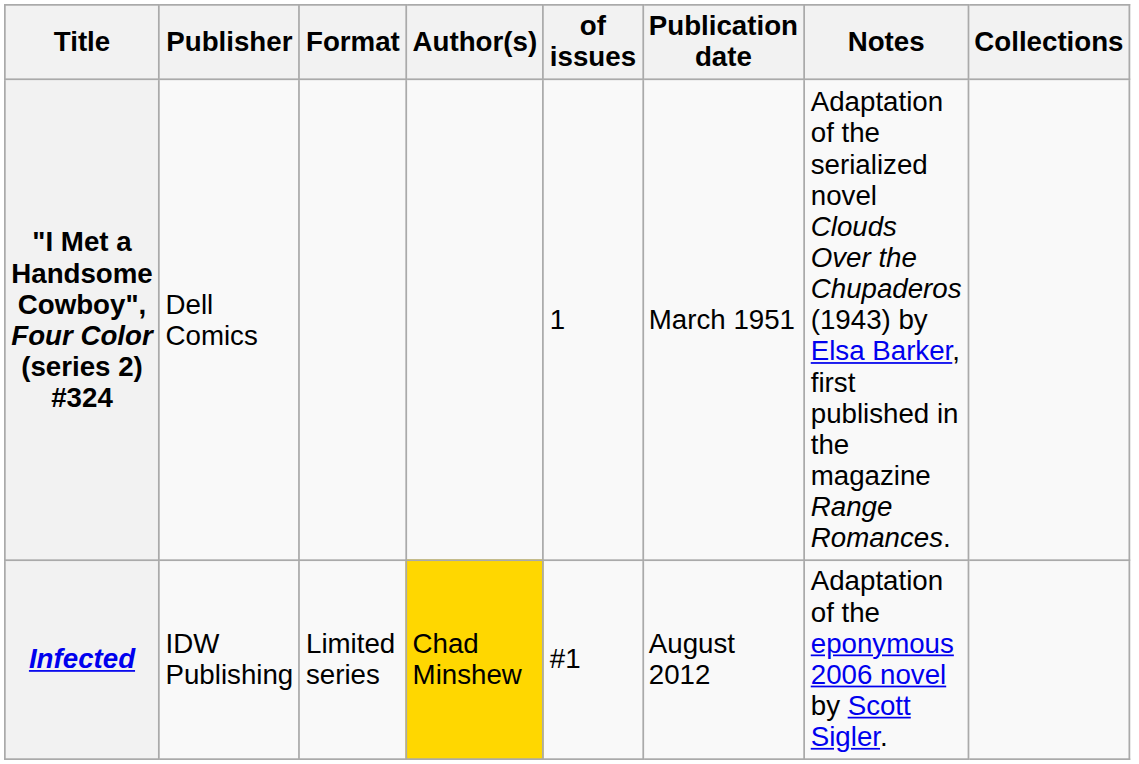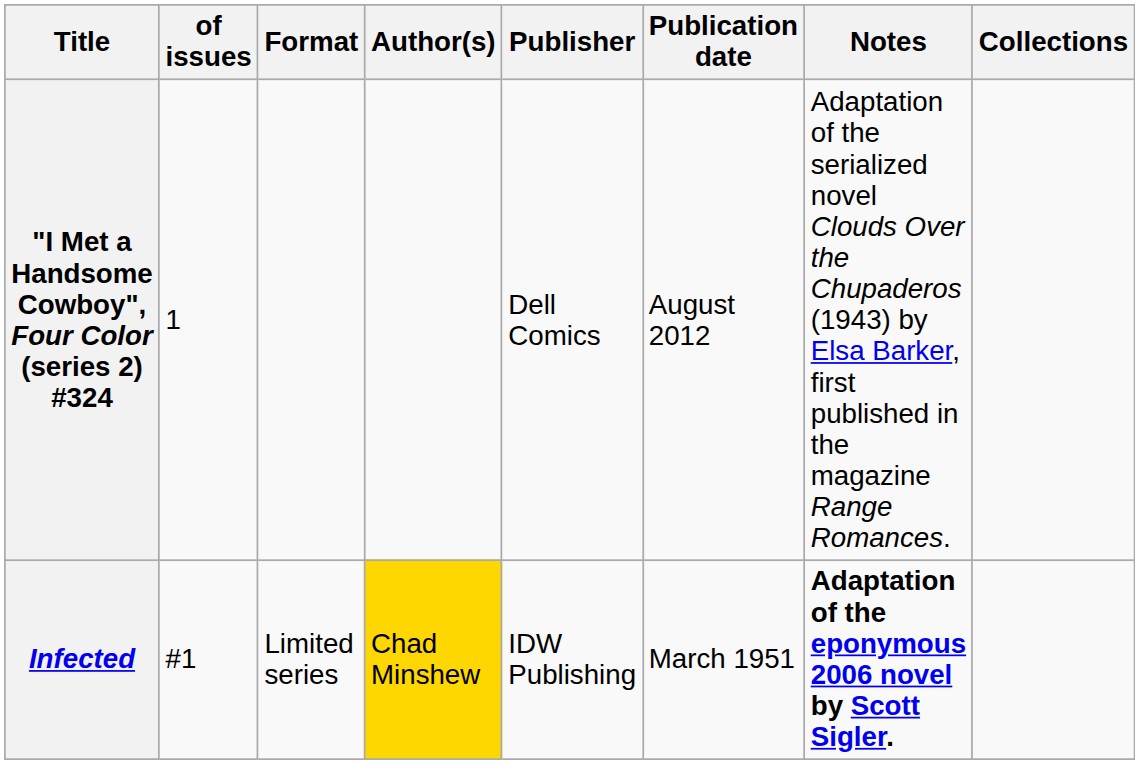columns swapped: (593, 42) <-> (229, 42)
(722, 319) March 1951 -> (692, 319) August 2012
(692, 659) August 2012 -> (722, 659) March 1951
(882, 659) normal -> (888, 659) bold
